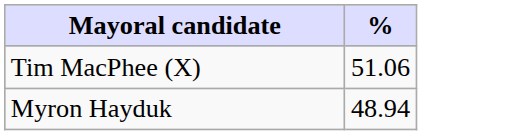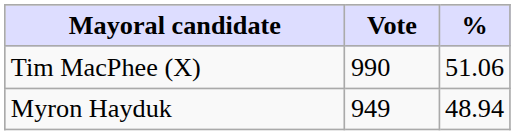+ column: (392, 25)
